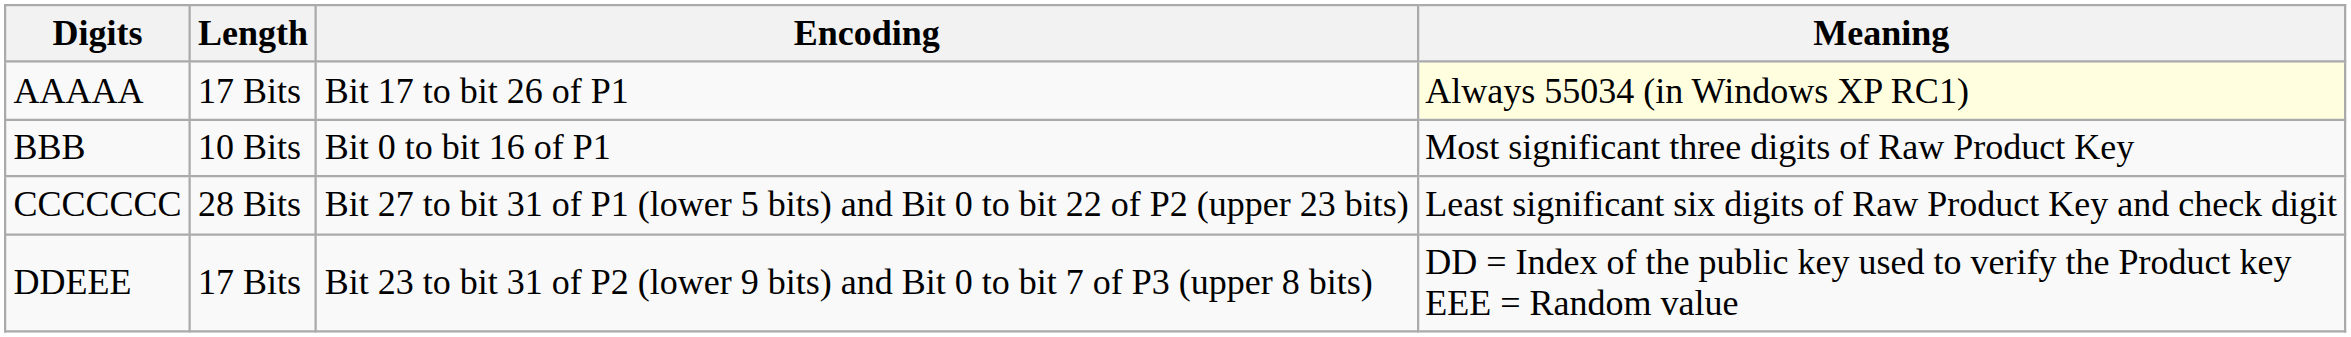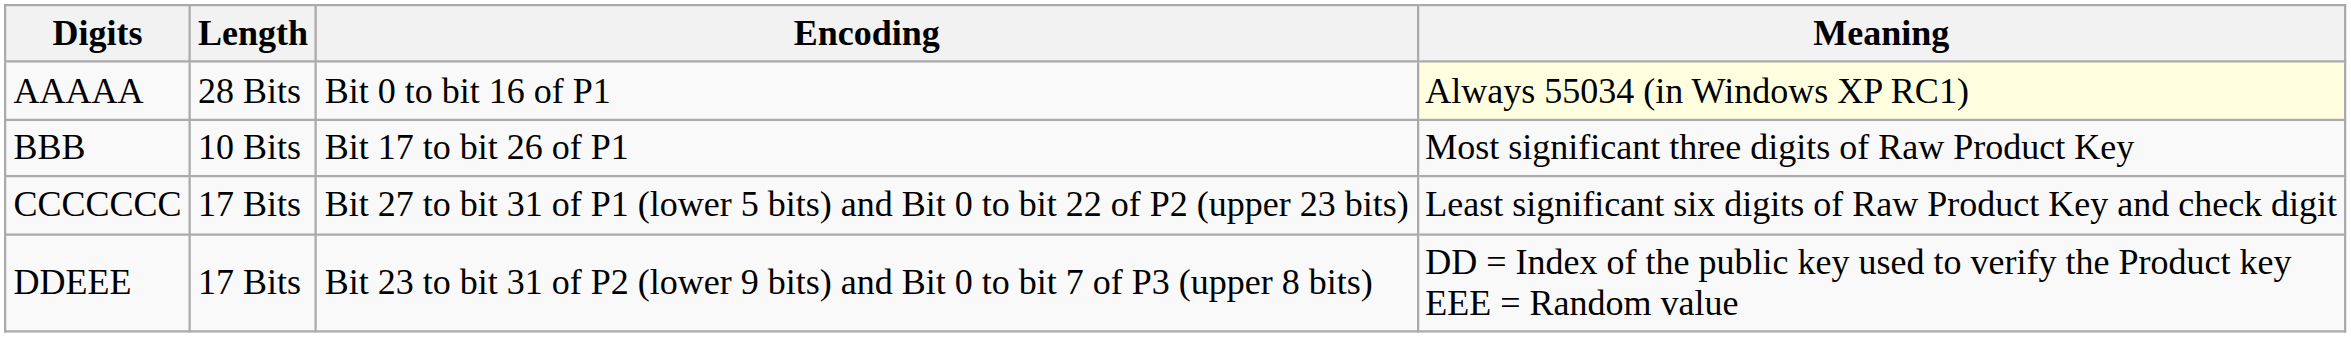(250, 90) 17 Bits -> (250, 90) 28 Bits
(477, 90) Bit 17 to bit 26 of P1 -> (468, 90) Bit 0 to bit 16 of P1
(468, 147) Bit 0 to bit 16 of P1 -> (477, 147) Bit 17 to bit 26 of P1
(250, 204) 28 Bits -> (250, 204) 17 Bits
